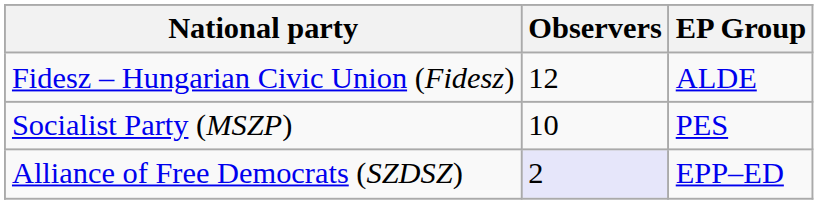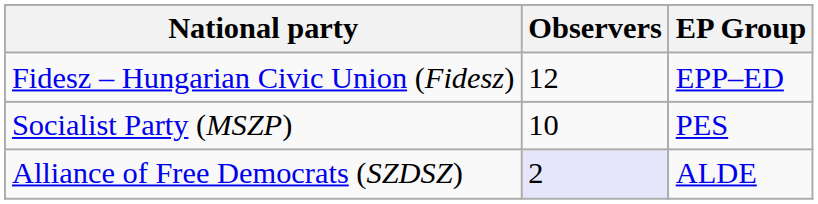(716, 76) ALDE -> (730, 76) EPP–ED
(730, 173) EPP–ED -> (716, 173) ALDE
